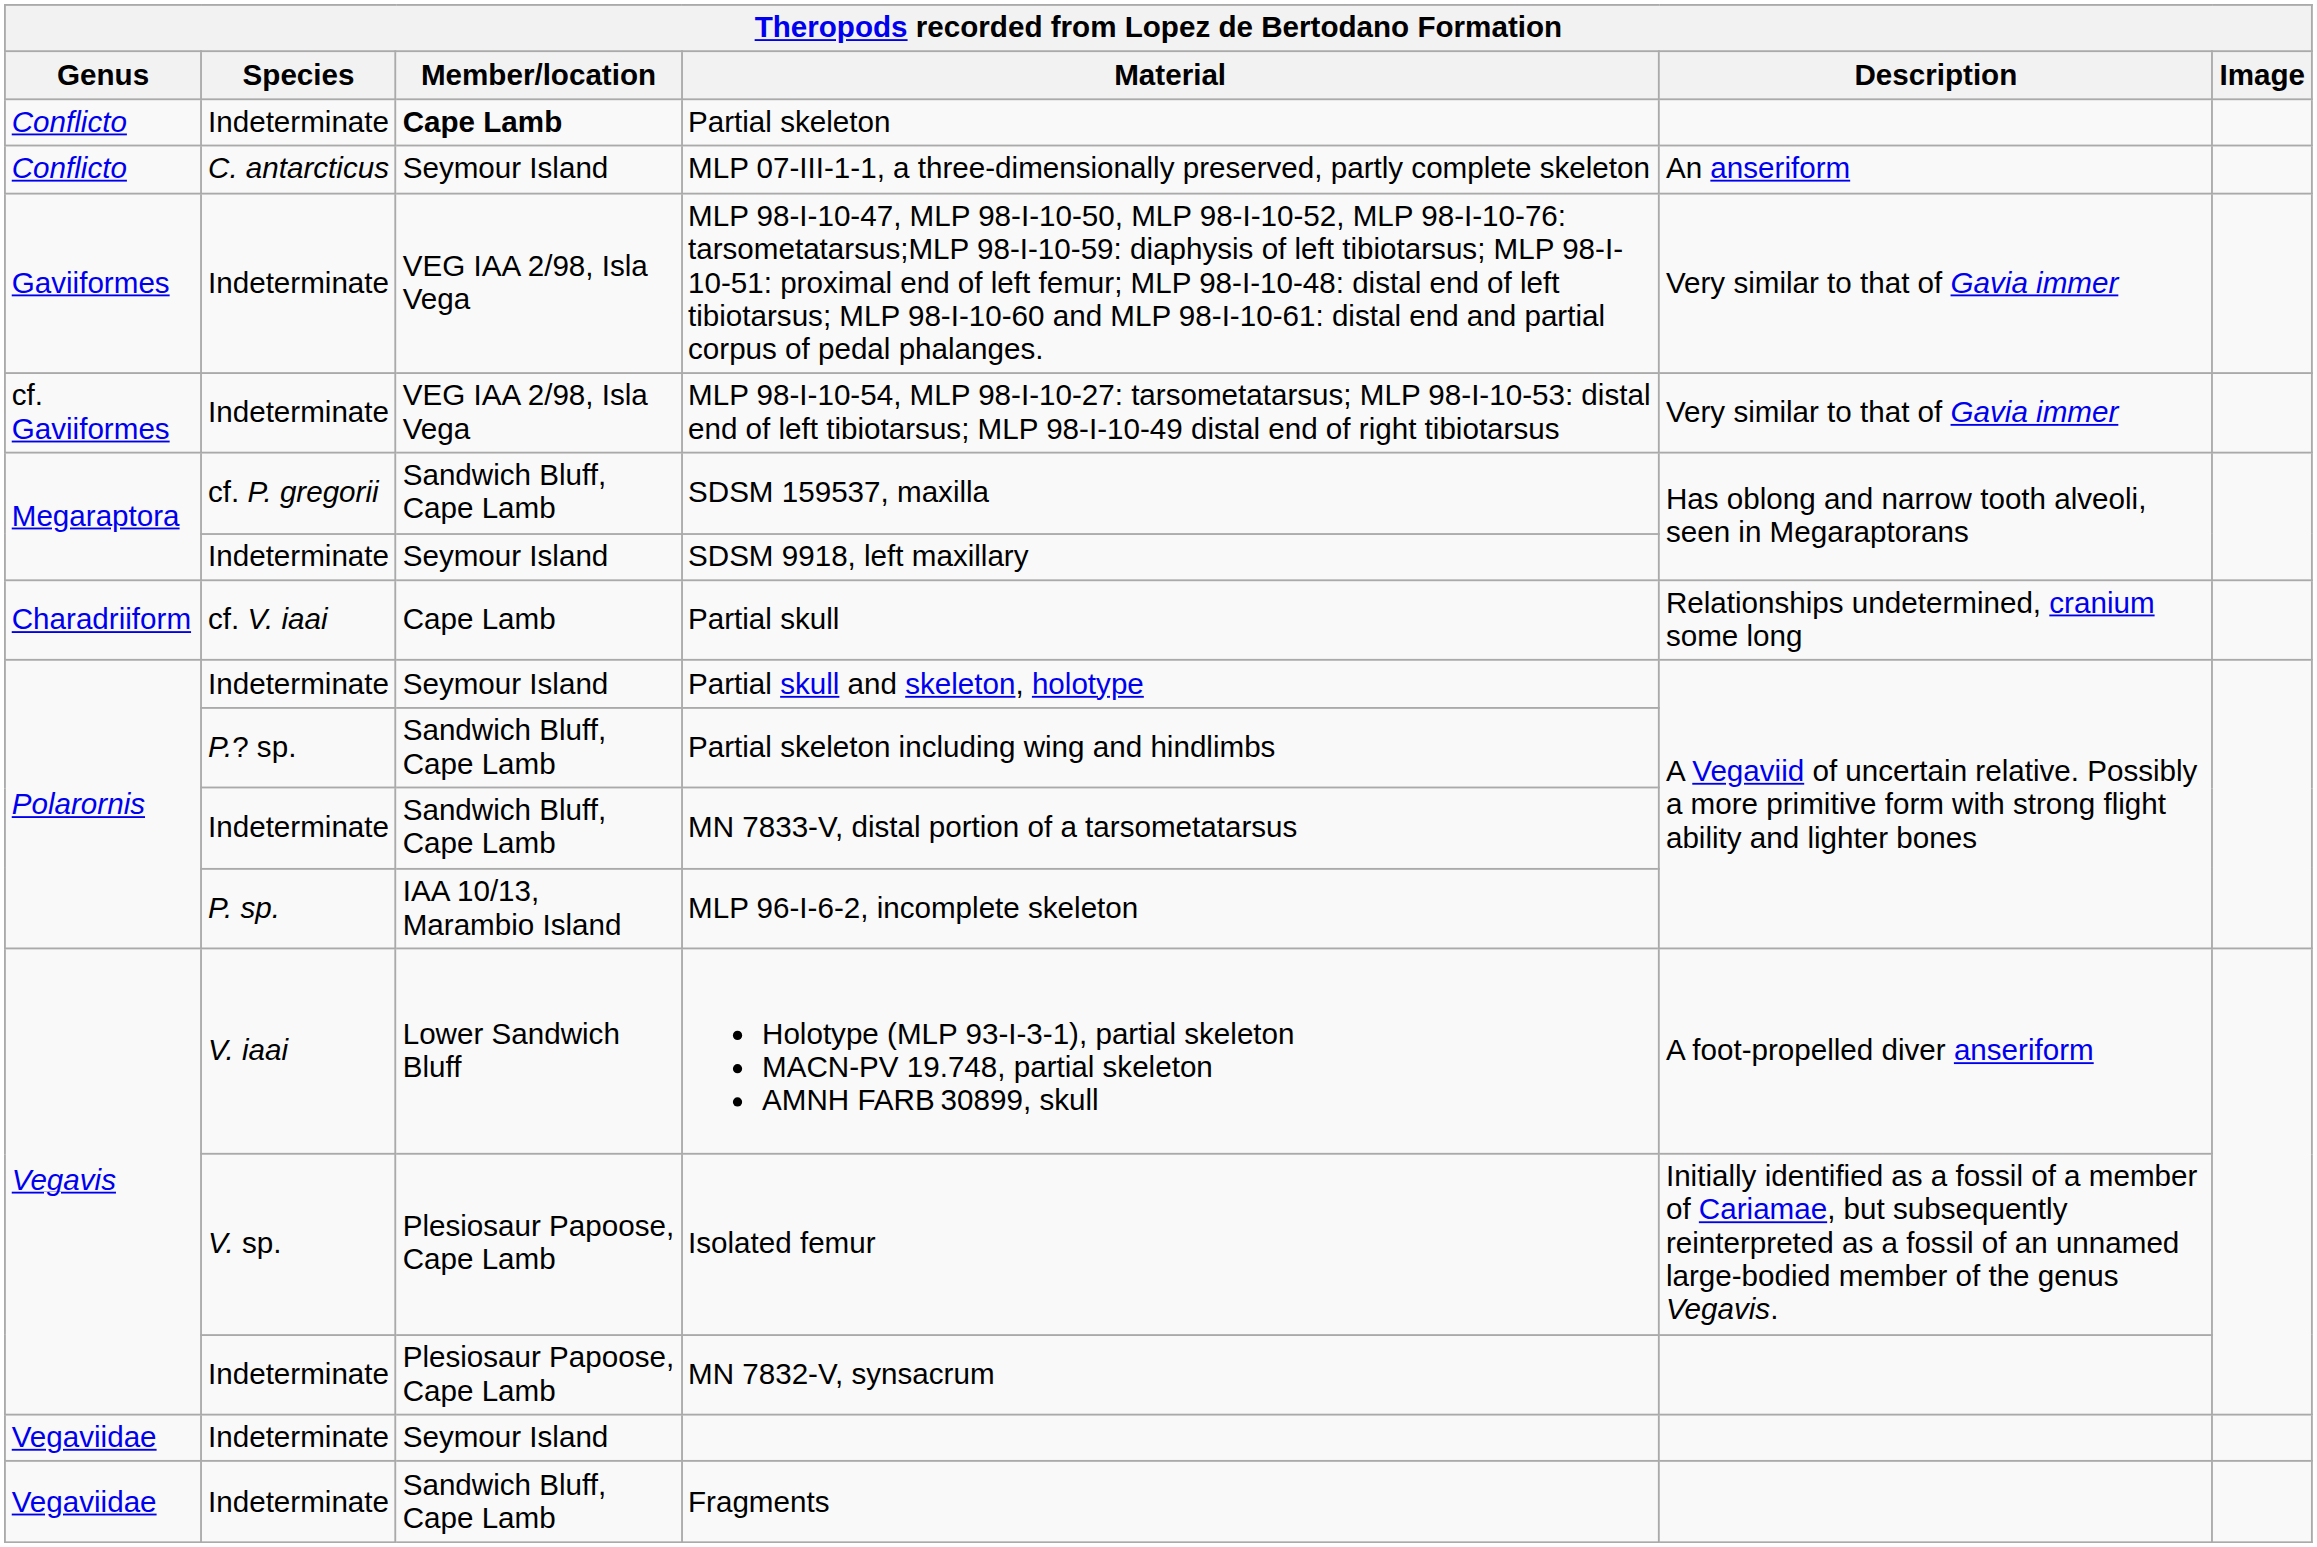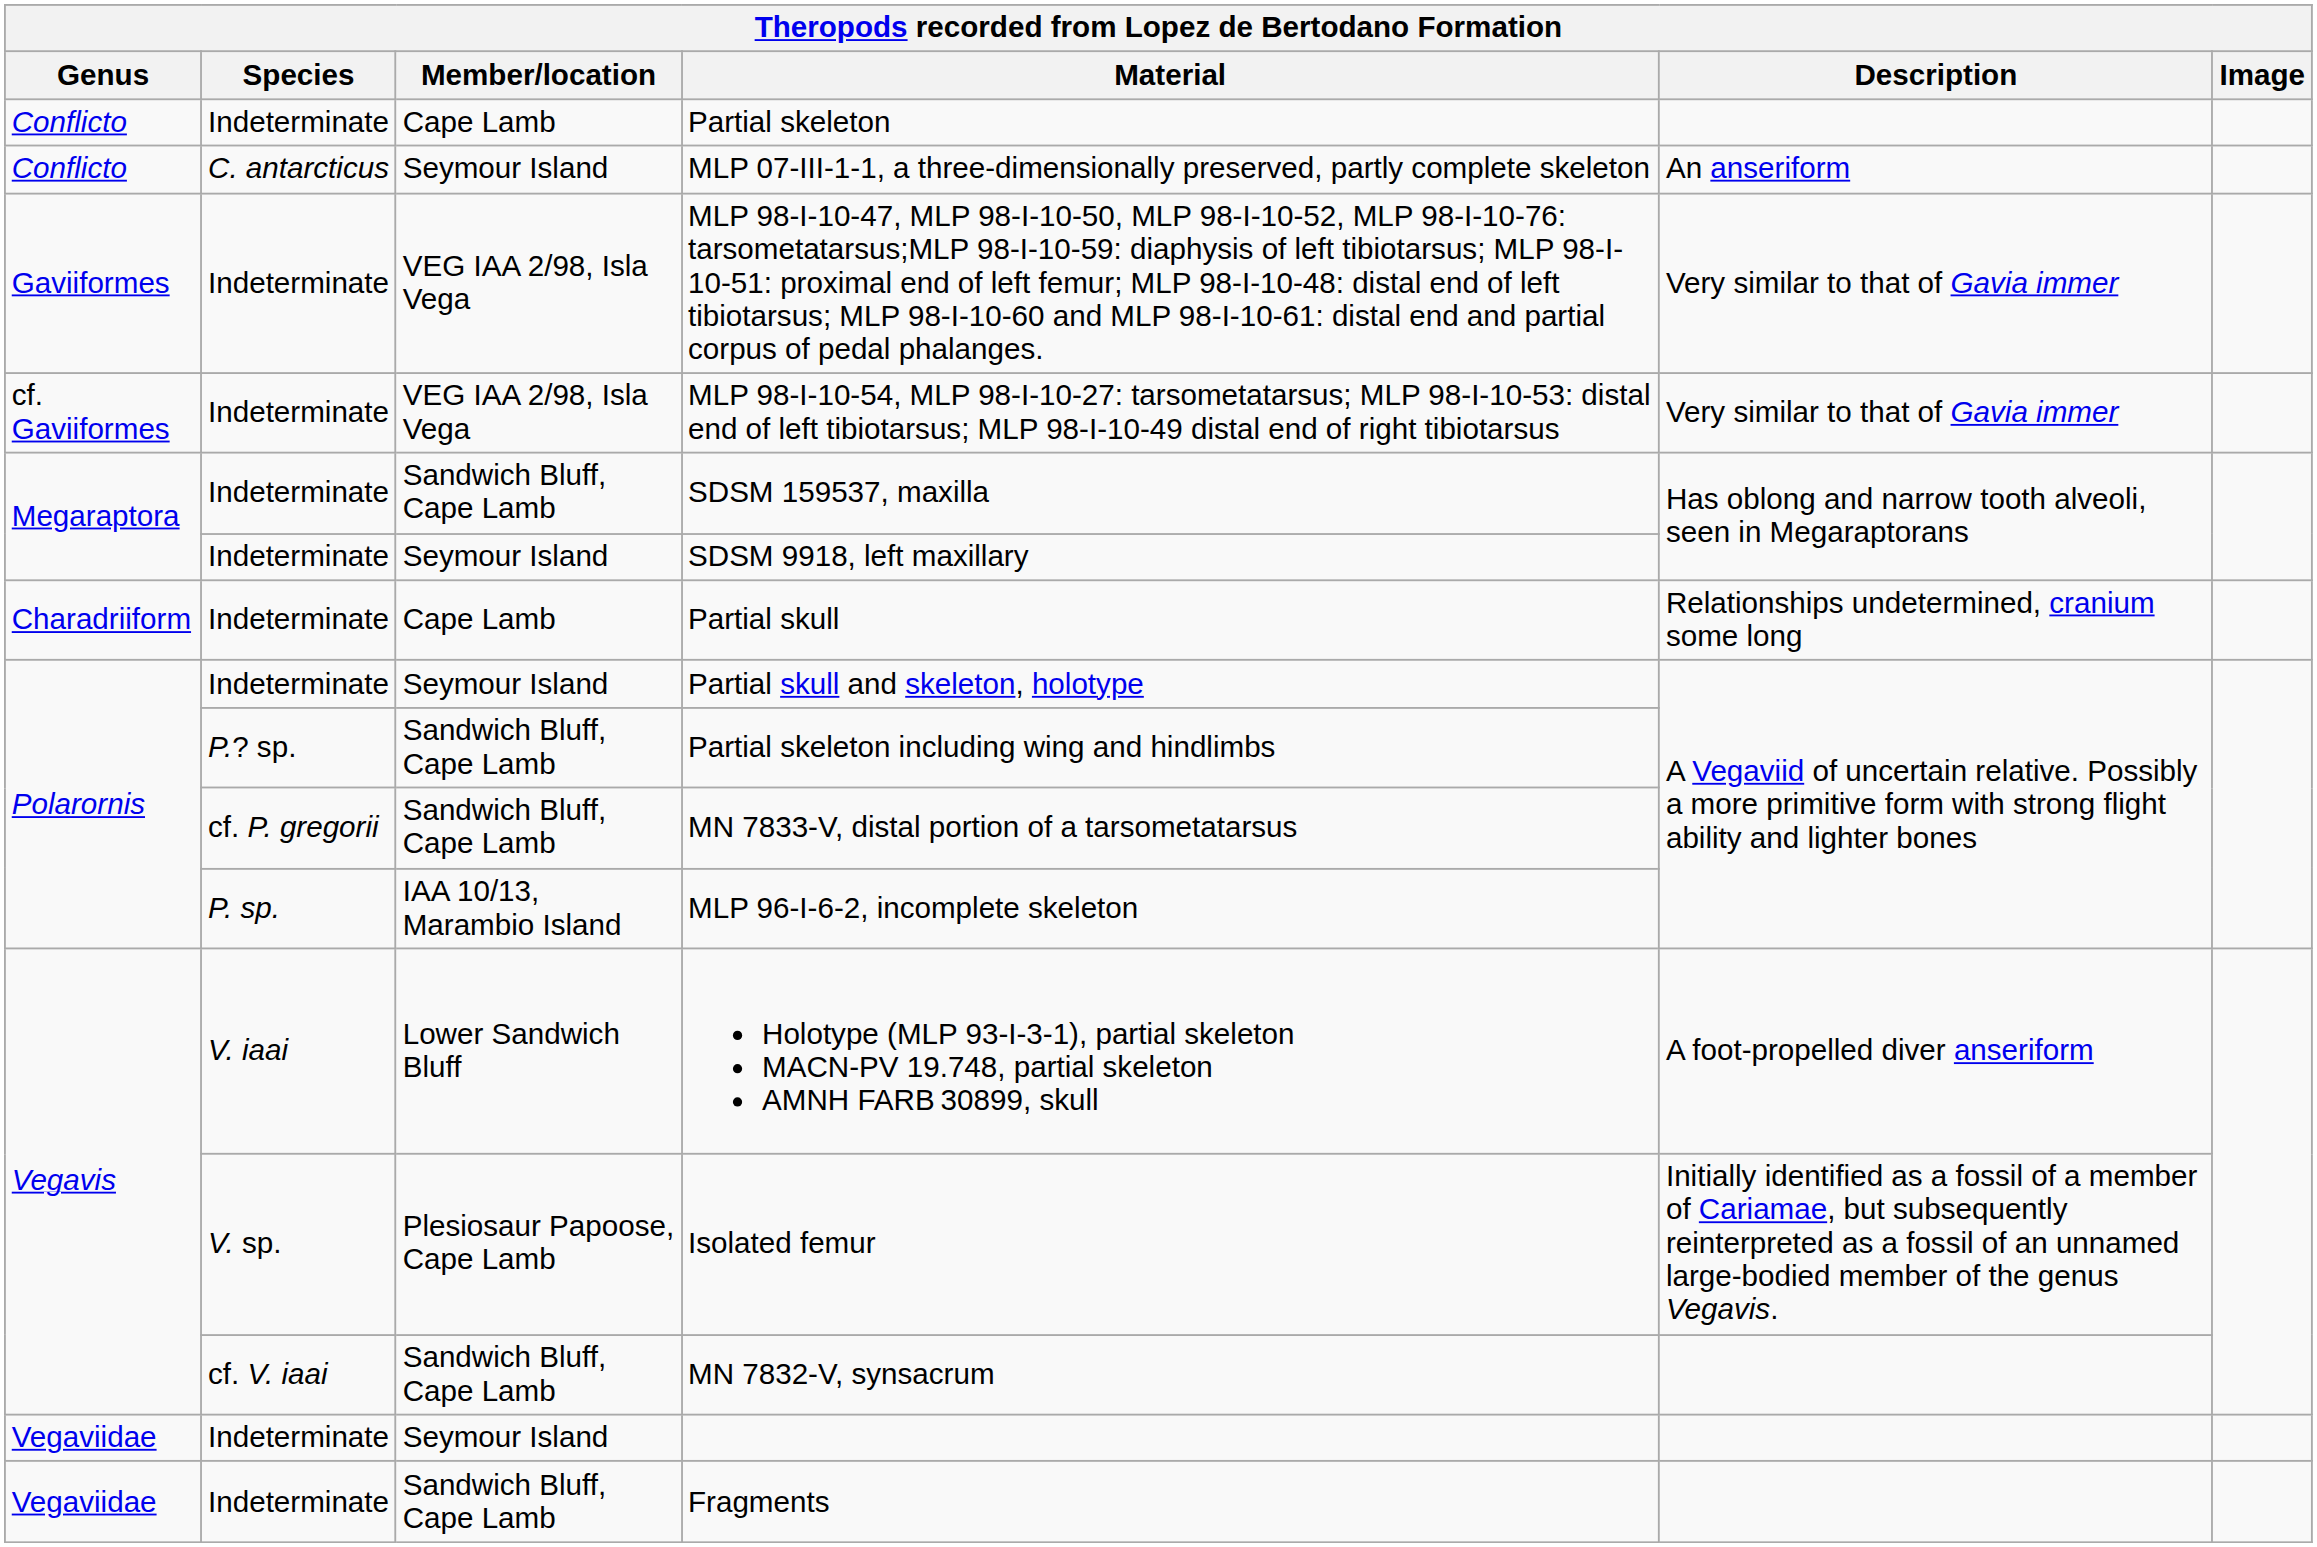(482, 121) bold -> (479, 121) normal
(293, 492) cf. P. gregorii -> (299, 492) Indeterminate
(268, 619) cf. V. iaai -> (299, 619) Indeterminate
(299, 827) Indeterminate -> (293, 827) cf. P. gregorii
(299, 1374) Indeterminate -> (268, 1374) cf. V. iaai
(538, 1374) Plesiosaur Papoose, Cape Lamb -> (504, 1374) Sandwich Bluff, Cape Lamb
